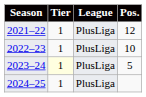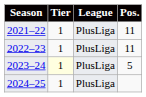(130, 30) 12 -> (130, 30) 11
(130, 48) 10 -> (130, 48) 11
